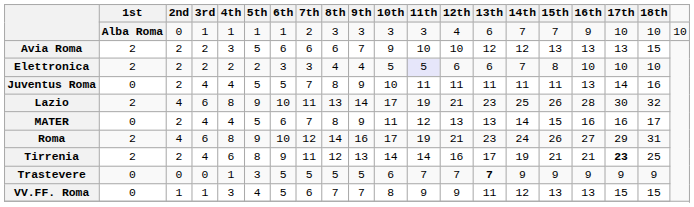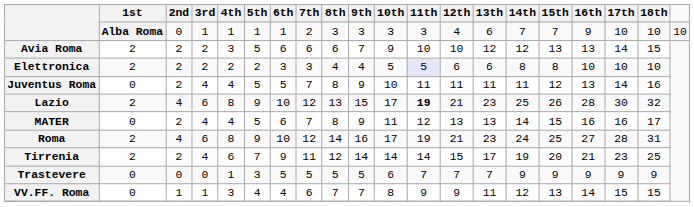(621, 49) 13 -> (621, 49) 14
(522, 67) 7 -> (522, 67) 8
(555, 85) 11 -> (555, 85) 12
(309, 103) 11 -> (309, 103) 12
(361, 103) 14 -> (361, 103) 15
(424, 103) normal -> (424, 103) bold
(555, 139) 26 -> (555, 139) 25
(621, 139) 29 -> (621, 139) 28
(257, 157) 8 -> (257, 157) 7
(361, 157) 13 -> (361, 157) 14
(457, 157) 16 -> (457, 157) 15
(555, 157) 21 -> (555, 157) 20
(621, 157) bold -> (621, 157) normal
(489, 175) bold -> (489, 175) normal
(283, 193) 5 -> (283, 193) 4
(588, 193) 13 -> (588, 193) 14
